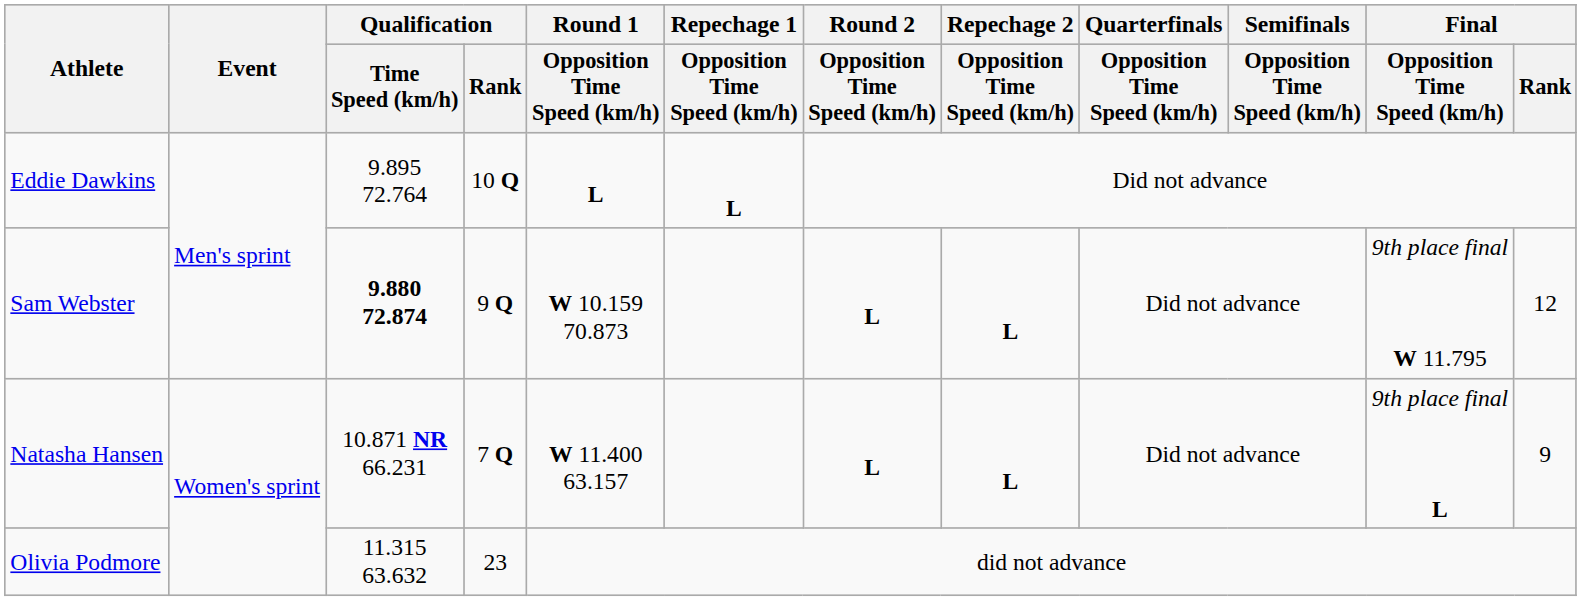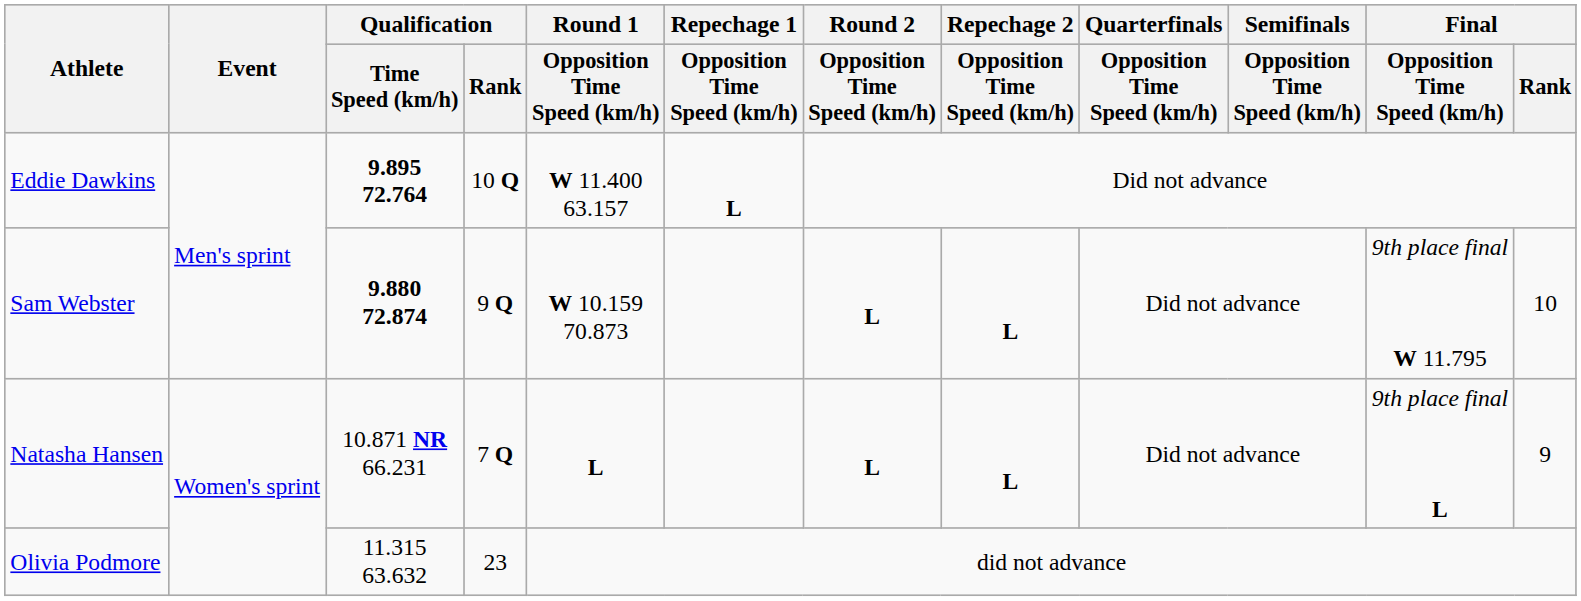(395, 180) normal -> (395, 180) bold
(596, 194) L -> (596, 194) W 11.400 63.157
(1545, 303) 12 -> (1545, 303) 10
(596, 467) W 11.400 63.157 -> (596, 467) L
